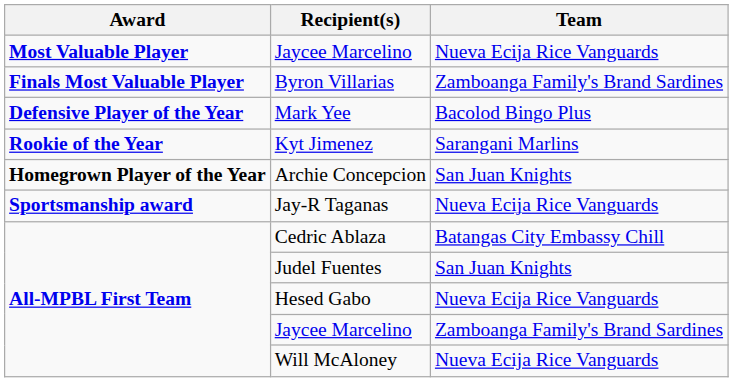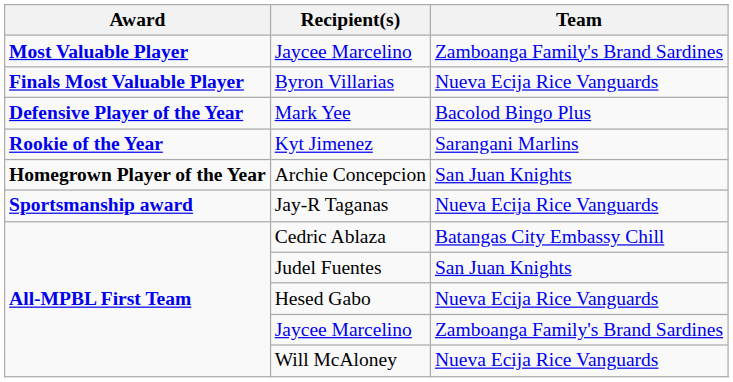(547, 50) Nueva Ecija Rice Vanguards -> (579, 50) Zamboanga Family's Brand Sardines
(579, 81) Zamboanga Family's Brand Sardines -> (547, 81) Nueva Ecija Rice Vanguards
